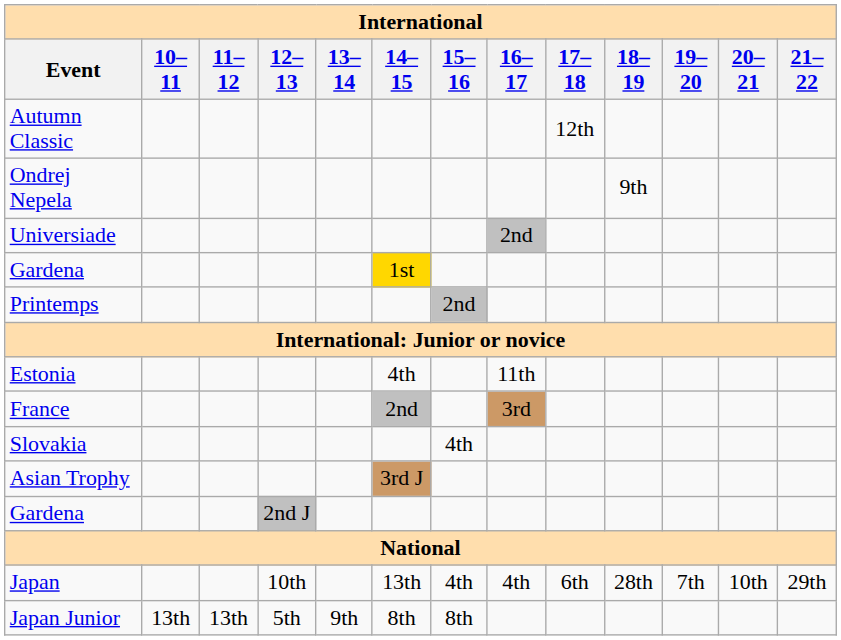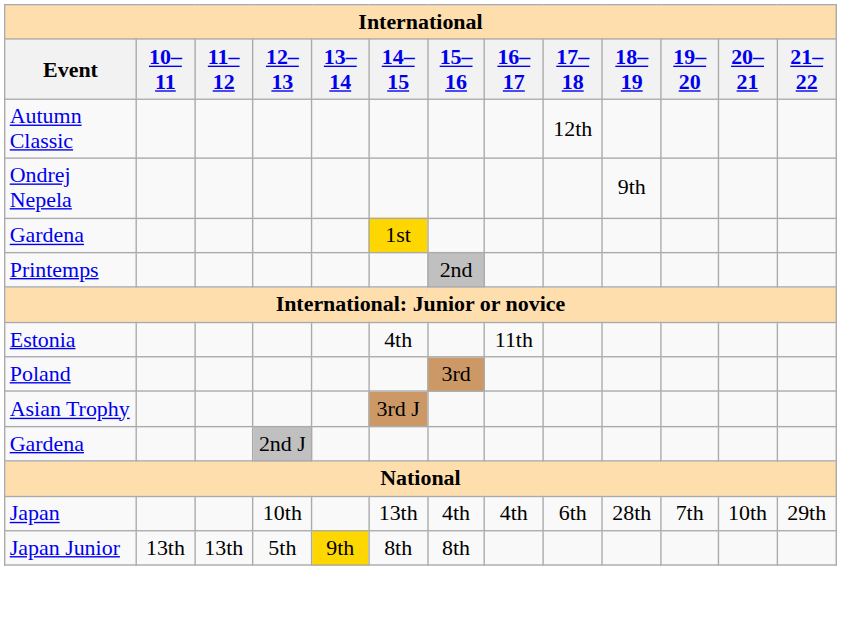- row: (63, 234)
- row: (40, 408)
+ row: (40, 373)
- row: (48, 443)
(344, 617) no background -> (340, 547) gold background
